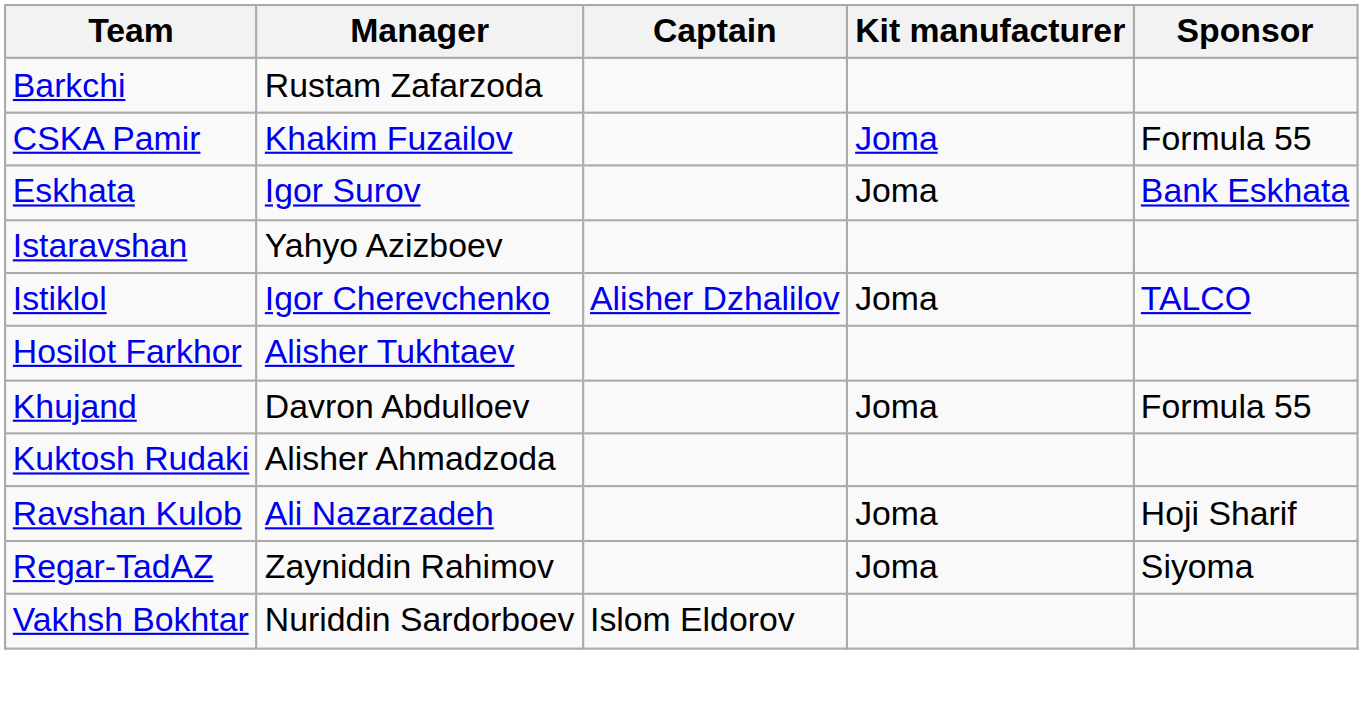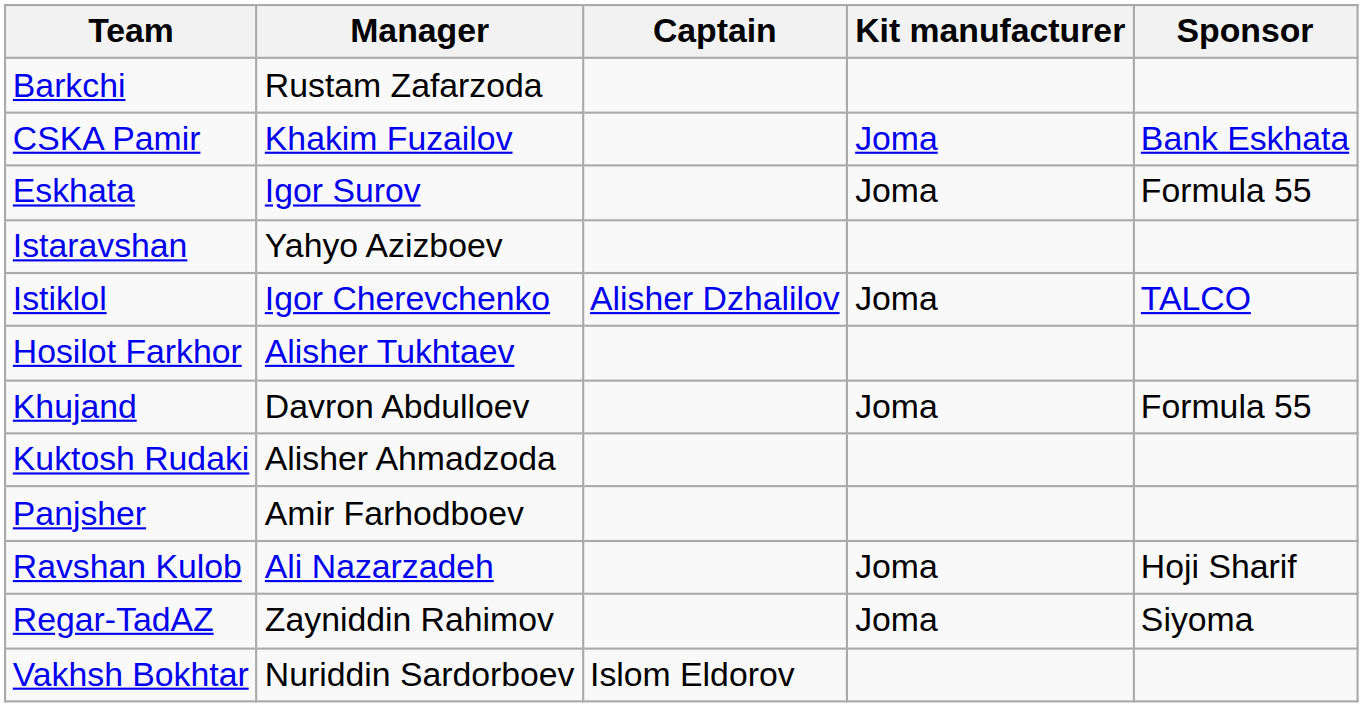(1226, 138) Formula 55 -> (1245, 138) Bank Eskhata
(1245, 191) Bank Eskhata -> (1226, 191) Formula 55
+ row: (79, 513)
